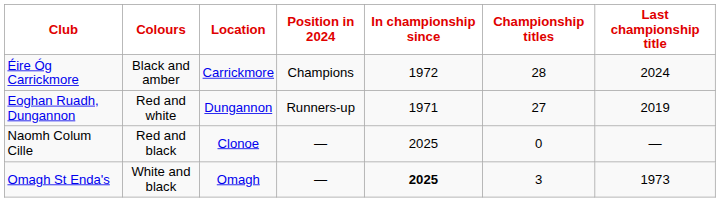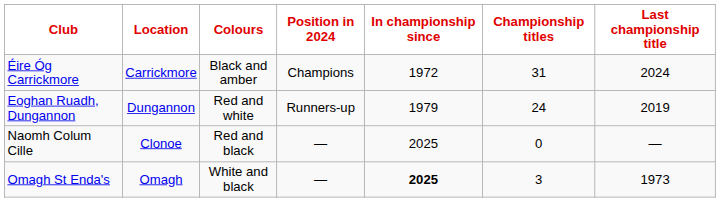columns swapped: (238, 29) <-> (161, 29)
(539, 72) 28 -> (539, 72) 31
(423, 108) 1971 -> (423, 108) 1979
(539, 108) 27 -> (539, 108) 24
